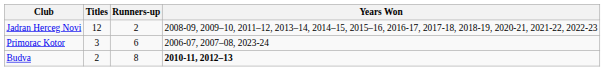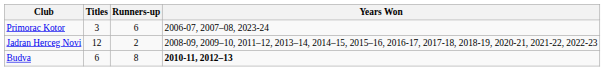rows swapped: (44, 28) <-> (36, 43)
(97, 58) 2 -> (97, 58) 6
